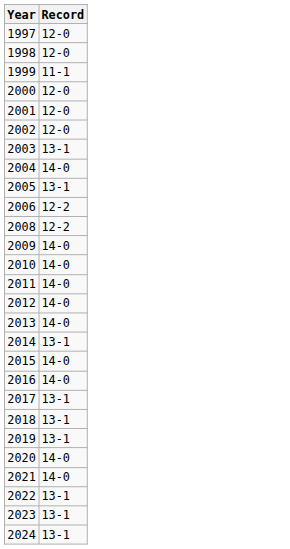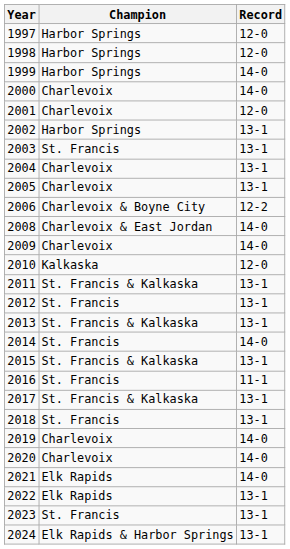+ column: (138, 14)
(56, 72) 11-1 -> (254, 72) 14-0
(56, 91) 12-0 -> (254, 91) 14-0
(56, 130) 12-0 -> (254, 130) 13-1
(56, 168) 14-0 -> (254, 168) 13-1
(56, 226) 12-2 -> (254, 226) 14-0
(56, 265) 14-0 -> (254, 265) 12-0
(56, 284) 14-0 -> (254, 284) 13-1
(56, 303) 14-0 -> (254, 303) 13-1
(56, 323) 14-0 -> (254, 323) 13-1
(56, 342) 13-1 -> (254, 342) 14-0
(56, 361) 14-0 -> (254, 361) 13-1
(56, 380) 14-0 -> (254, 380) 11-1
(56, 438) 13-1 -> (254, 438) 14-0
